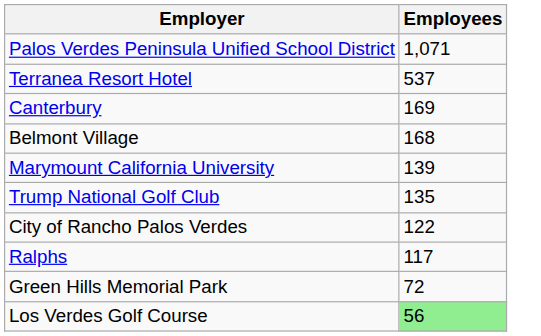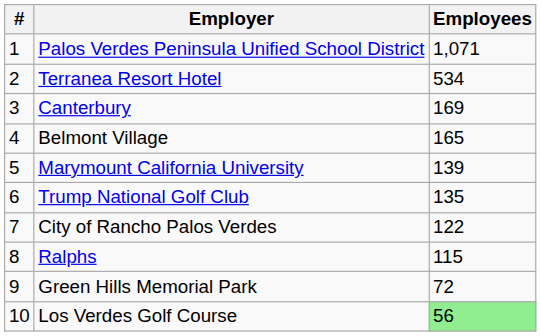+ column: (19, 19)
(419, 78) 537 -> (449, 78) 534
(419, 138) 168 -> (449, 138) 165
(418, 256) 117 -> (448, 256) 115
